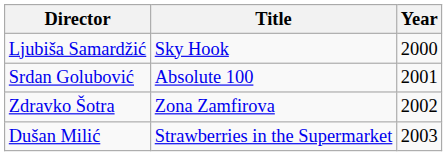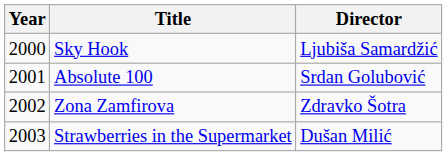columns swapped: (419, 19) <-> (78, 19)
